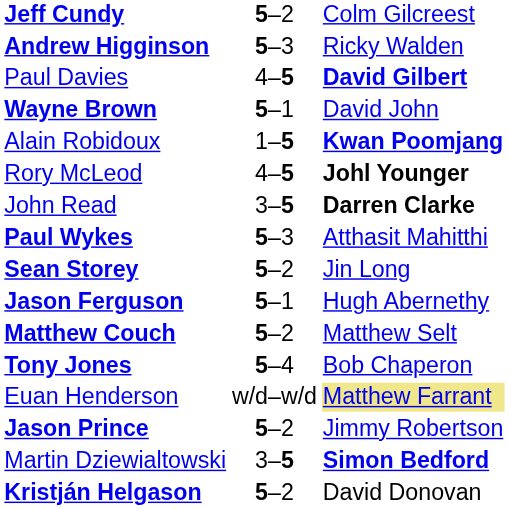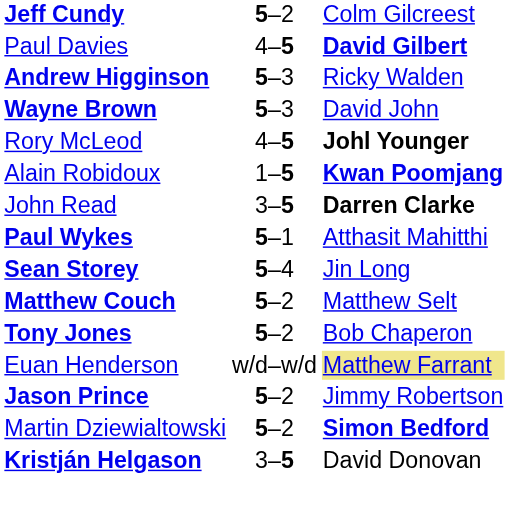rows swapped: (107, 46) <-> (66, 77)
(274, 109) 5–1 -> (274, 109) 5–3
rows swapped: (73, 173) <-> (82, 141)
(274, 237) 5–3 -> (274, 237) 5–1
(274, 269) 5–2 -> (274, 269) 5–4
- row: (94, 301)
(274, 365) 5–4 -> (274, 333) 5–2
(274, 460) 3–5 -> (274, 428) 5–2
(274, 492) 5–2 -> (274, 460) 3–5
